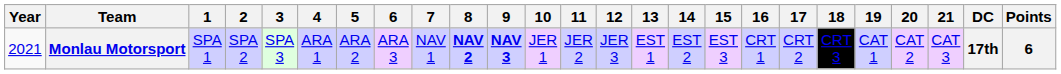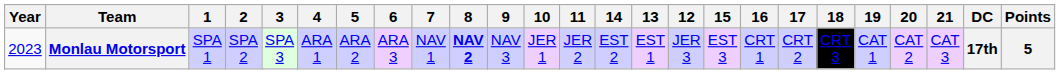columns swapped: (614, 16) <-> (687, 16)
(25, 48) 2021 -> (25, 48) 2023
(506, 48) bold -> (506, 48) normal
(1029, 48) 6 -> (1028, 48) 5
